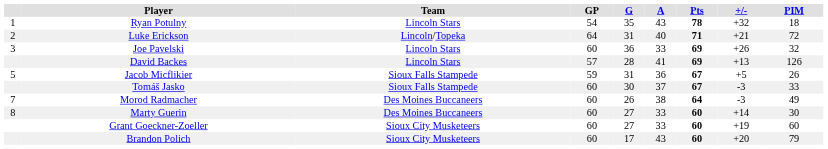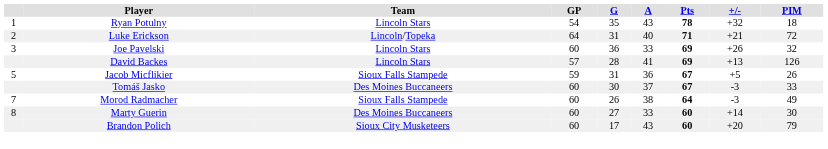(433, 87) Sioux Falls Stampede -> (403, 87) Des Moines Buccaneers
(433, 100) Des Moines Buccaneers -> (403, 100) Sioux Falls Stampede
- row: (158, 125)
